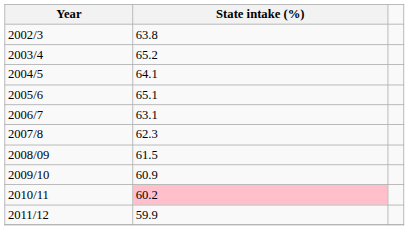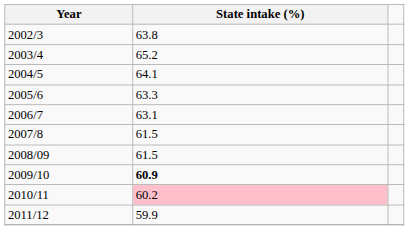(147, 94) 65.1 -> (147, 94) 63.3
(147, 134) 62.3 -> (147, 134) 61.5
(147, 174) normal -> (147, 174) bold
